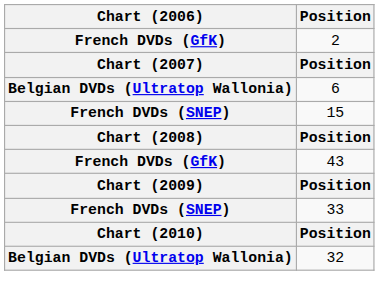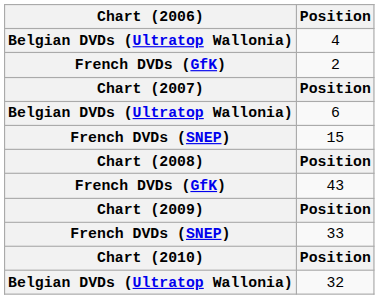+ row: (335, 41)
